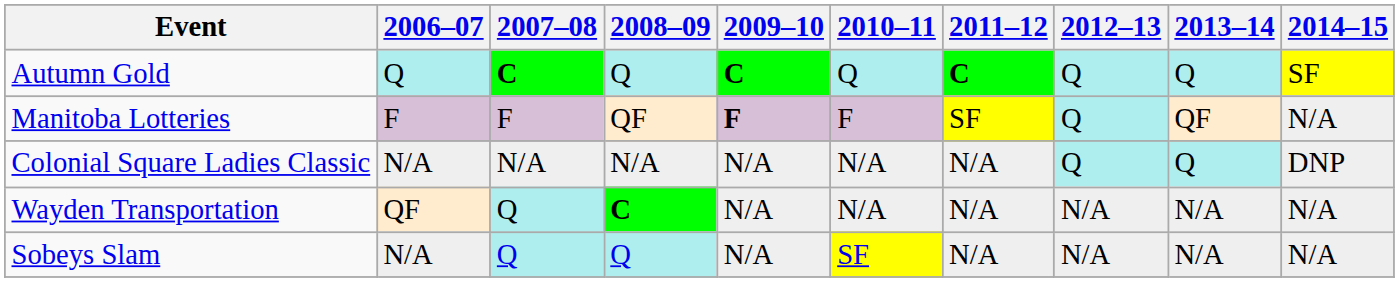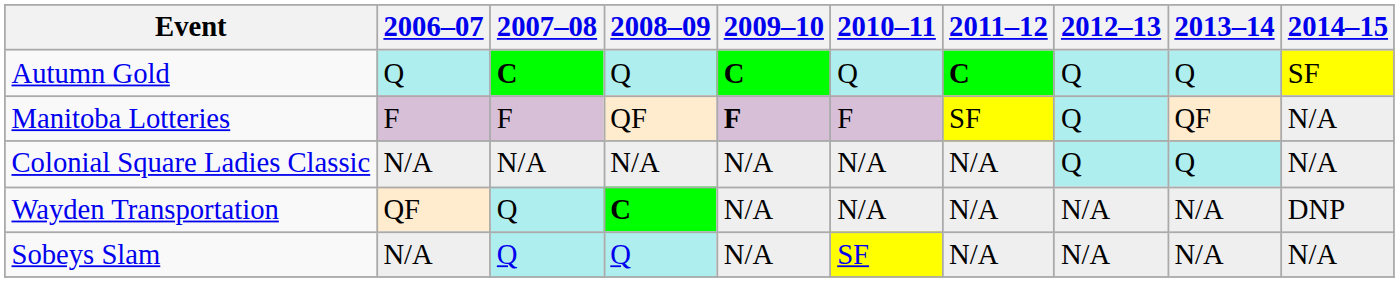(1316, 163) DNP -> (1312, 163) N/A
(1312, 208) N/A -> (1316, 208) DNP
